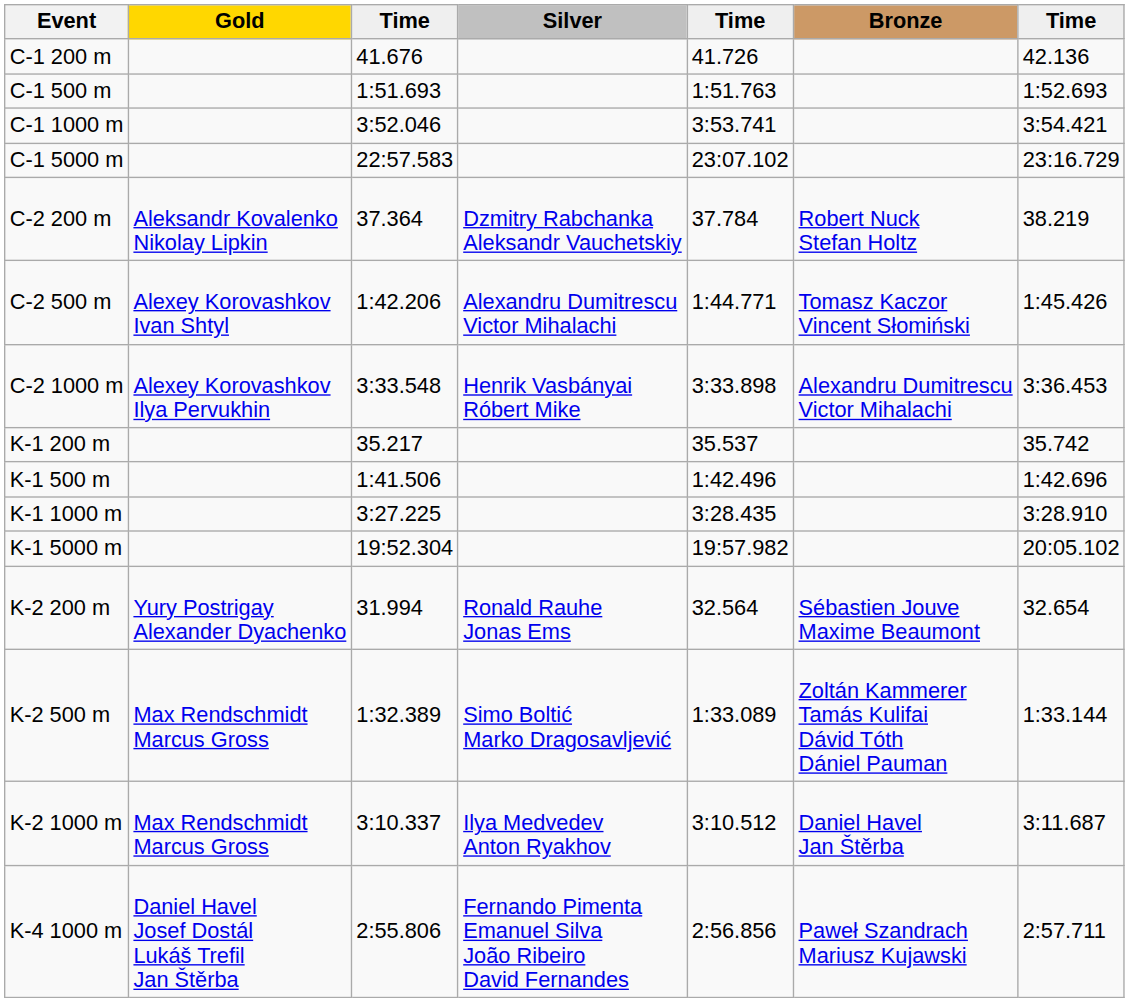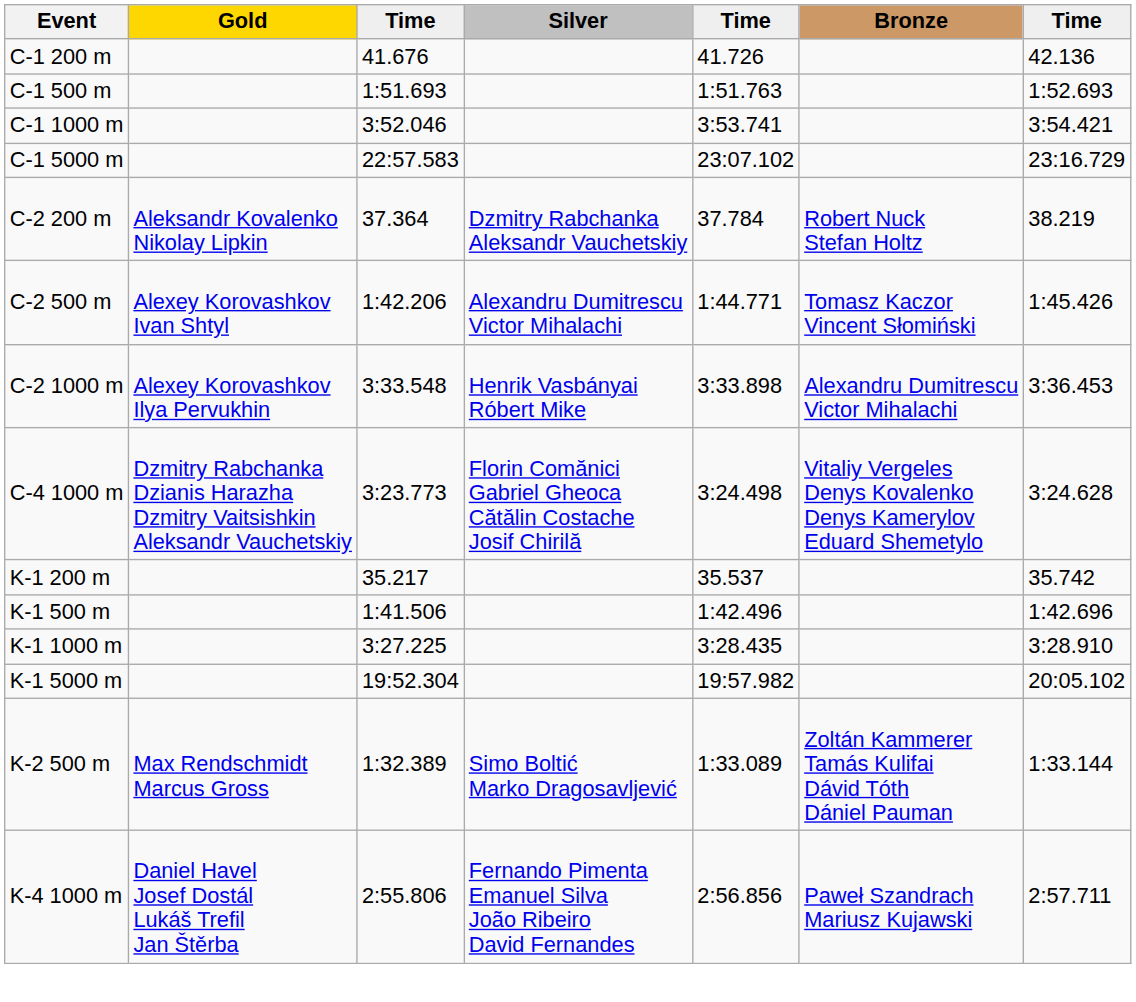+ row: (67, 493)
- row: (60, 607)
- row: (66, 823)
